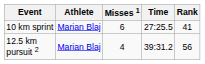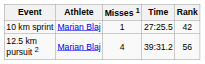(122, 27) 6 -> (122, 27) 1
(187, 27) 41 -> (187, 27) 42
